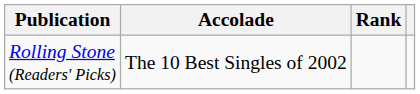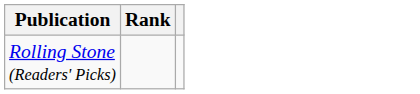- column: (236, 19)
